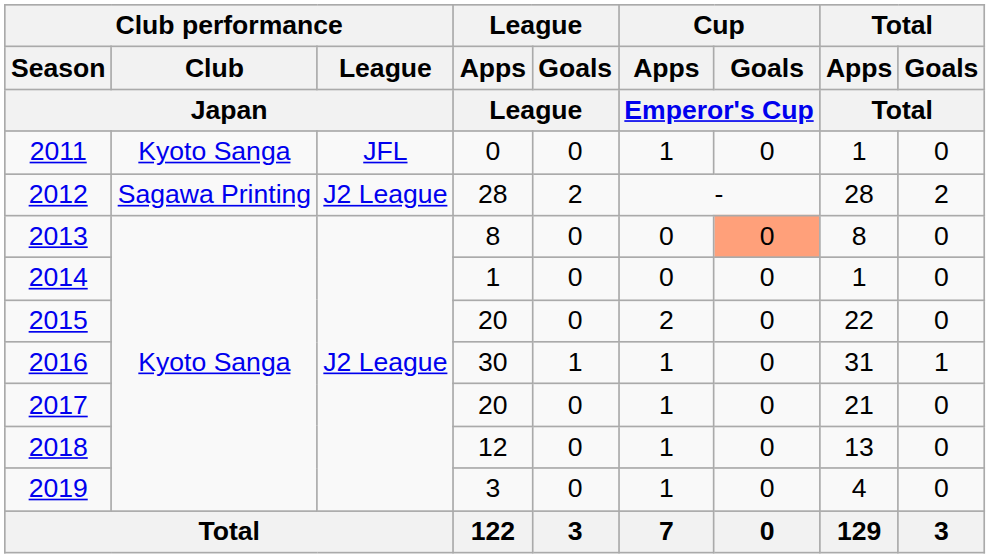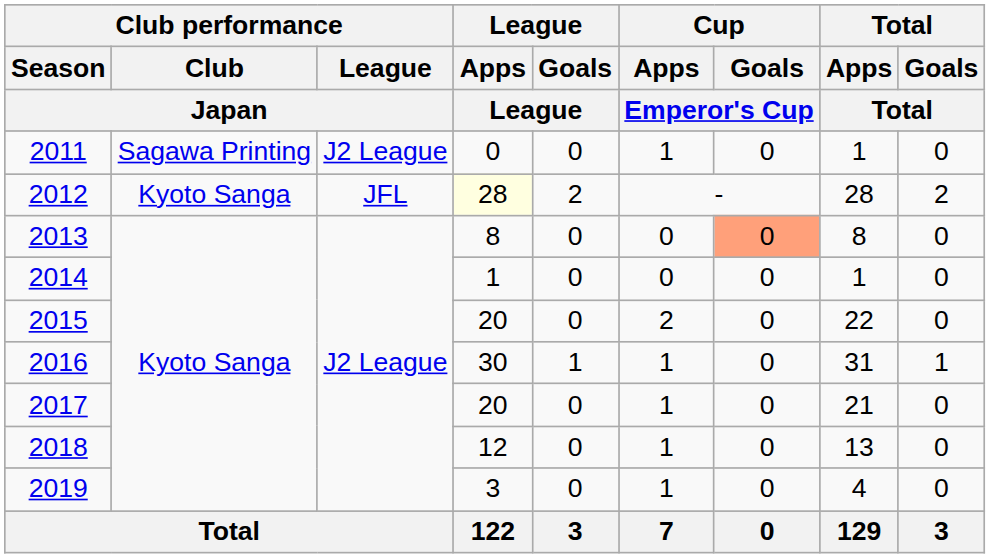(214, 151) Kyoto Sanga -> (214, 151) Sagawa Printing
(385, 151) JFL -> (385, 151) J2 League
(214, 194) Sagawa Printing -> (214, 194) Kyoto Sanga
(385, 194) J2 League -> (385, 194) JFL
(493, 194) no background -> (493, 194) lightyellow background
